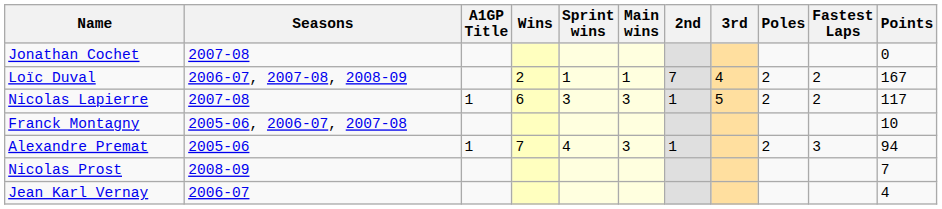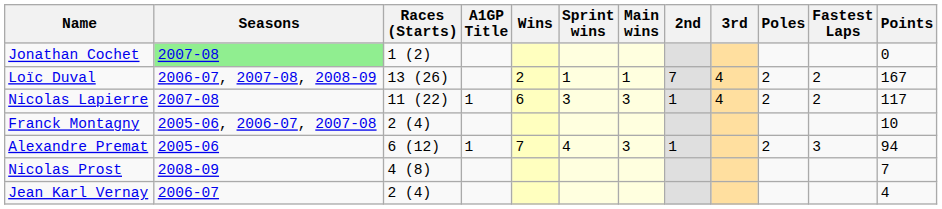+ column: (422, 24)
(219, 55) no background -> (188, 55) lightgreen background
(719, 101) 5 -> (719, 101) 4
